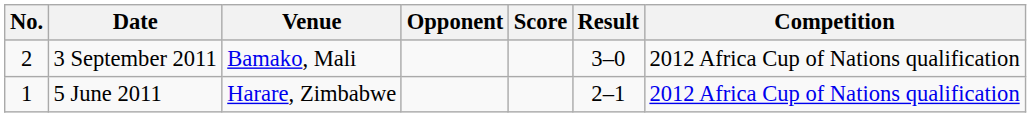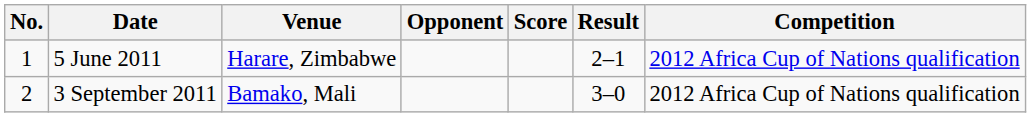rows swapped: (108, 93) <-> (135, 58)
